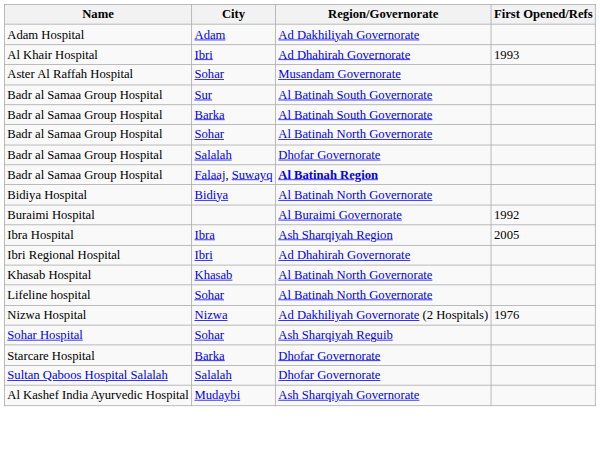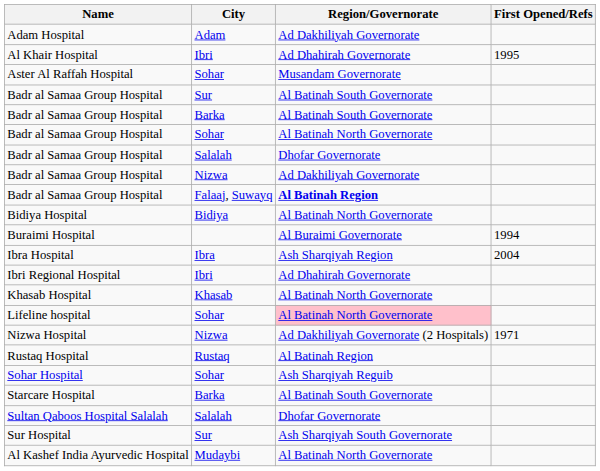(507, 54) 1993 -> (507, 54) 1995
+ row: (85, 174)
(507, 214) 1992 -> (507, 235) 1994
(507, 235) 2005 -> (507, 255) 2004
(355, 295) no background -> (355, 315) pink background
(507, 315) 1976 -> (507, 335) 1971
+ row: (48, 355)
(329, 355) Dhofar Governorate -> (355, 395) Al Batinah South Governorate
+ row: (39, 435)
(349, 395) Ash Sharqiyah Governorate -> (355, 455) Al Batinah North Governorate
